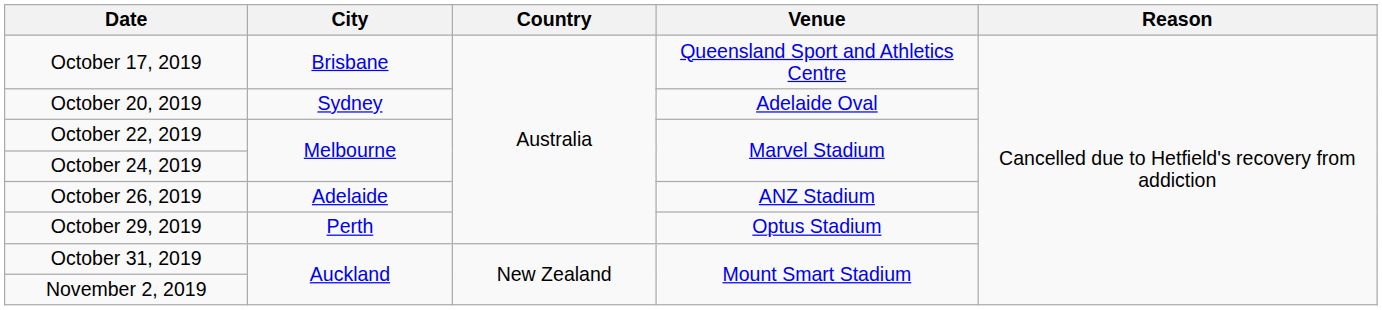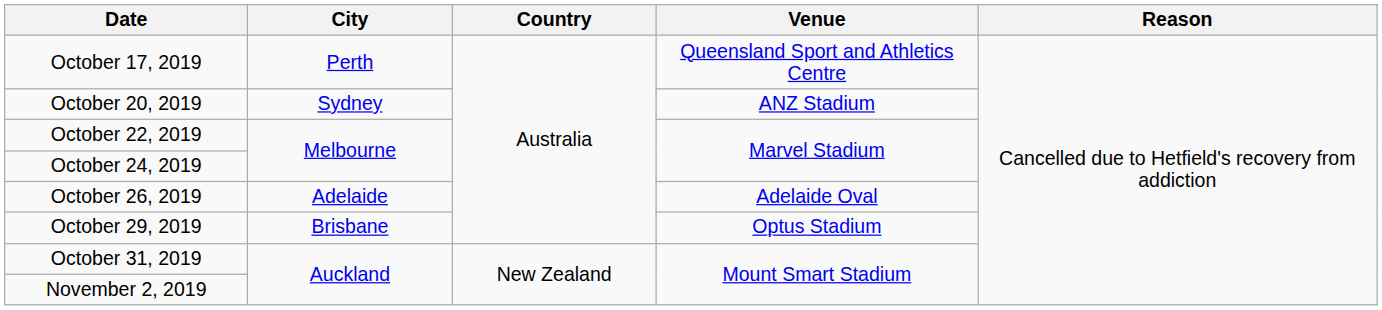(350, 61) Brisbane -> (350, 61) Perth
(817, 103) Adelaide Oval -> (817, 103) ANZ Stadium
(817, 196) ANZ Stadium -> (817, 196) Adelaide Oval
(350, 227) Perth -> (350, 227) Brisbane
